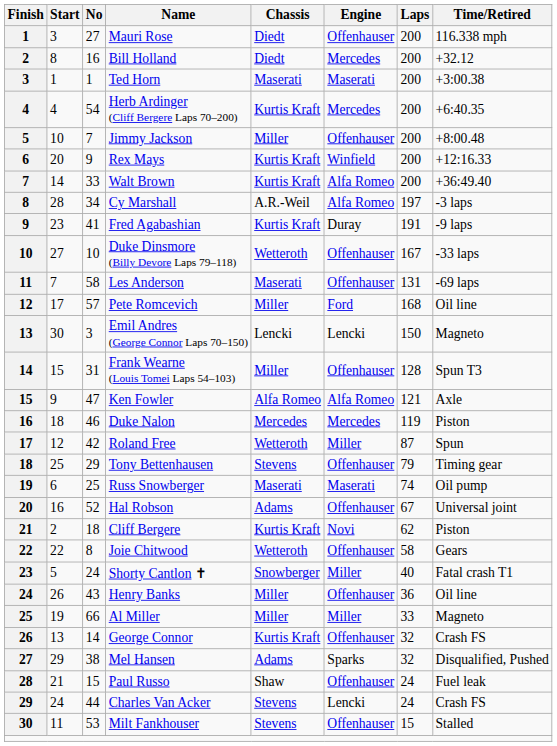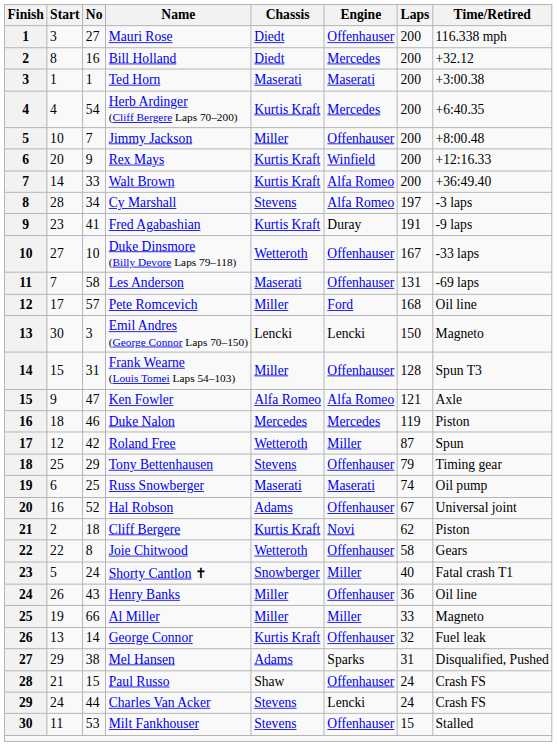(282, 203) A.R.-Weil -> (275, 203) Stevens
(461, 638) Crash FS -> (461, 638) Fuel leak
(407, 659) 32 -> (407, 659) 31
(461, 681) Fuel leak -> (461, 681) Crash FS
